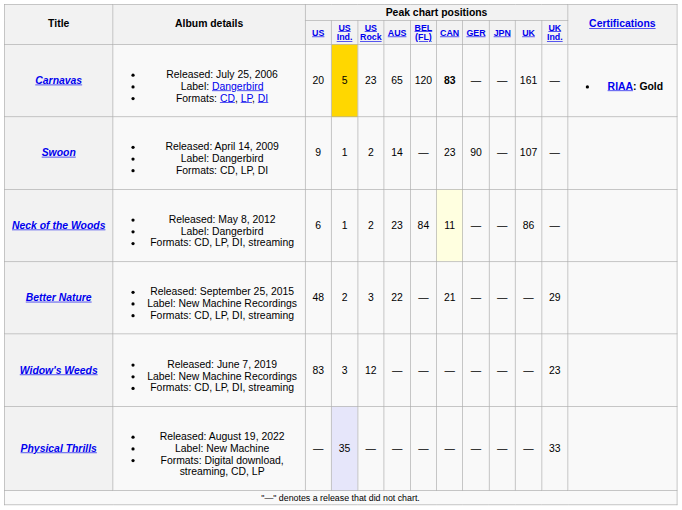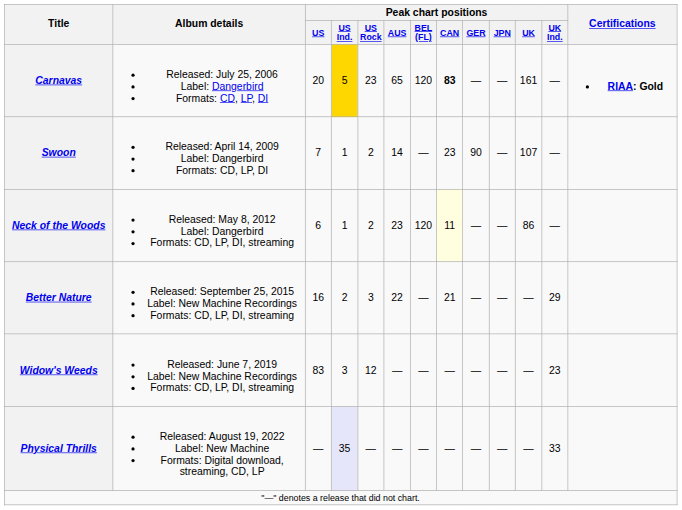(318, 153) 9 -> (318, 153) 7
(423, 225) 84 -> (423, 225) 120
(318, 298) 48 -> (318, 298) 16
